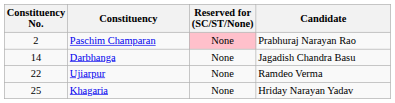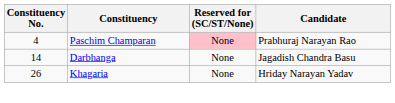(36, 40) 2 -> (36, 40) 4
- row: (87, 73)
(36, 90) 25 -> (36, 73) 26
